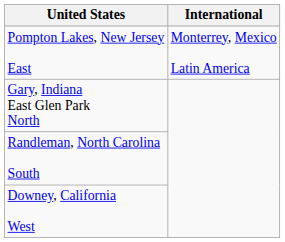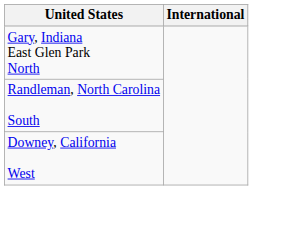- row: (86, 52)
